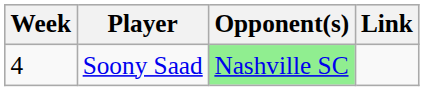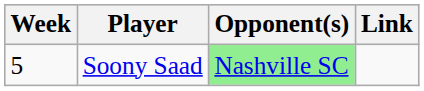(17, 64) 4 -> (17, 64) 5
